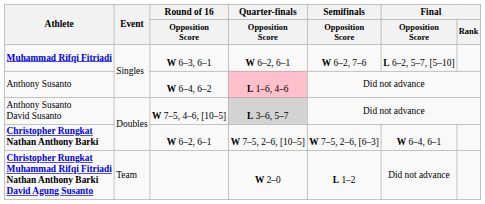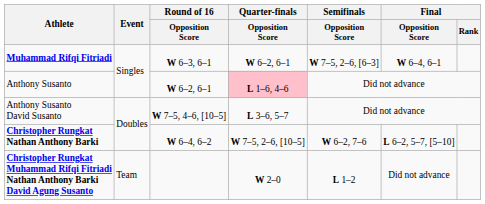(344, 63) W 6–2, 7–6 -> (344, 63) W 7–5, 2–6, [6–3]
(419, 63) L 6–2, 5–7, [5–10] -> (419, 63) W 6–4, 6–1
(189, 89) W 6–4, 6–2 -> (189, 89) W 6–2, 6–1
(268, 116) lightgrey background -> (268, 116) no background
(189, 142) W 6–2, 6–1 -> (189, 142) W 6–4, 6–2
(344, 142) W 7–5, 2–6, [6–3] -> (344, 142) W 6–2, 7–6
(419, 142) W 6–4, 6–1 -> (419, 142) L 6–2, 5–7, [5–10]
